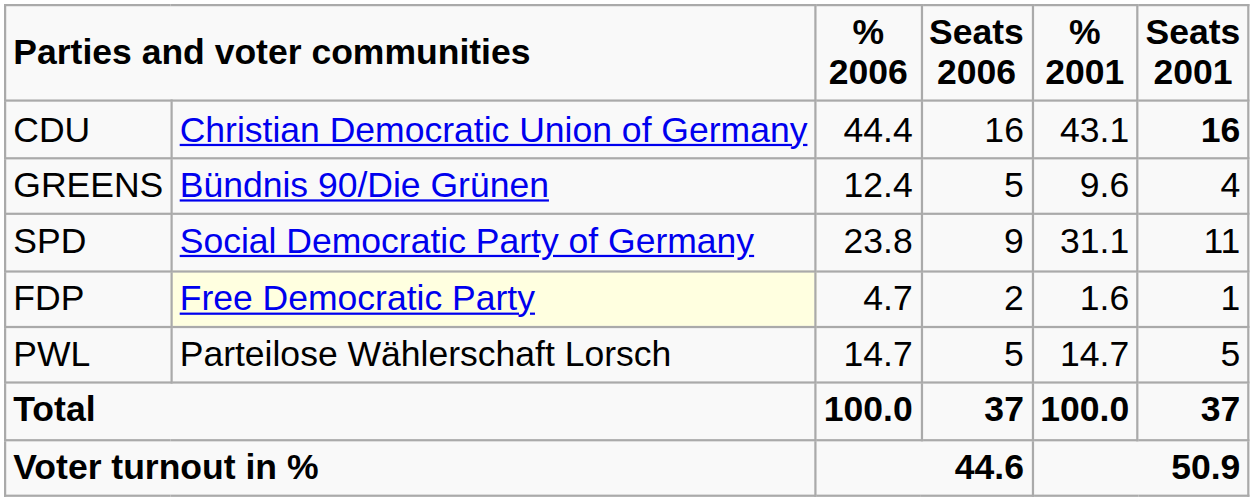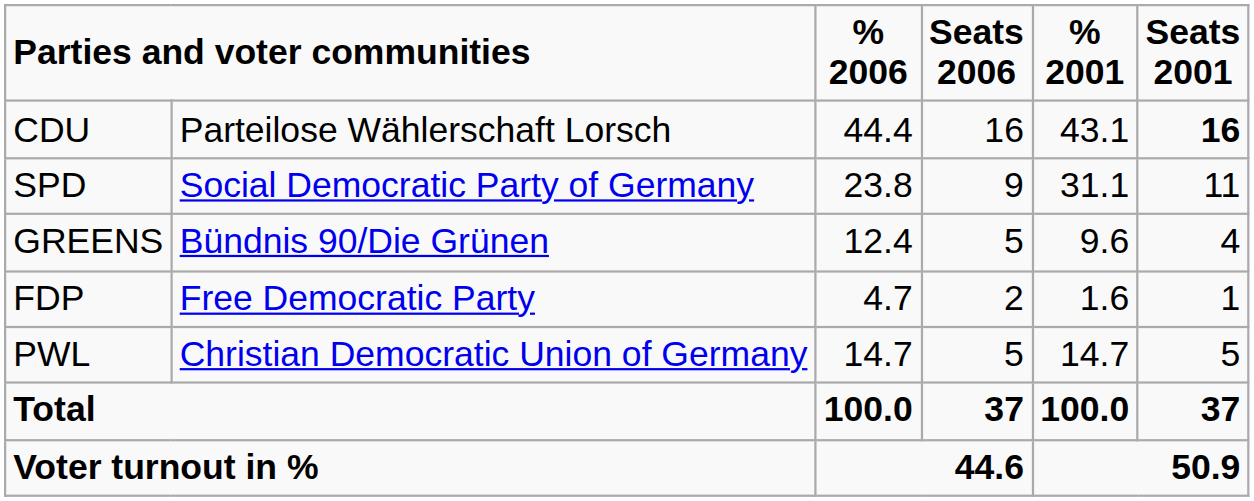(494, 128) Christian Democratic Union of Germany -> (425, 128) Parteilose Wählerschaft Lorsch
rows swapped: (50, 241) <-> (88, 185)
(357, 297) lightyellow background -> (357, 297) no background
(425, 354) Parteilose Wählerschaft Lorsch -> (494, 354) Christian Democratic Union of Germany
